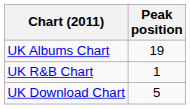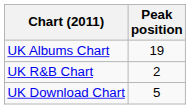(157, 72) 1 -> (157, 72) 2
